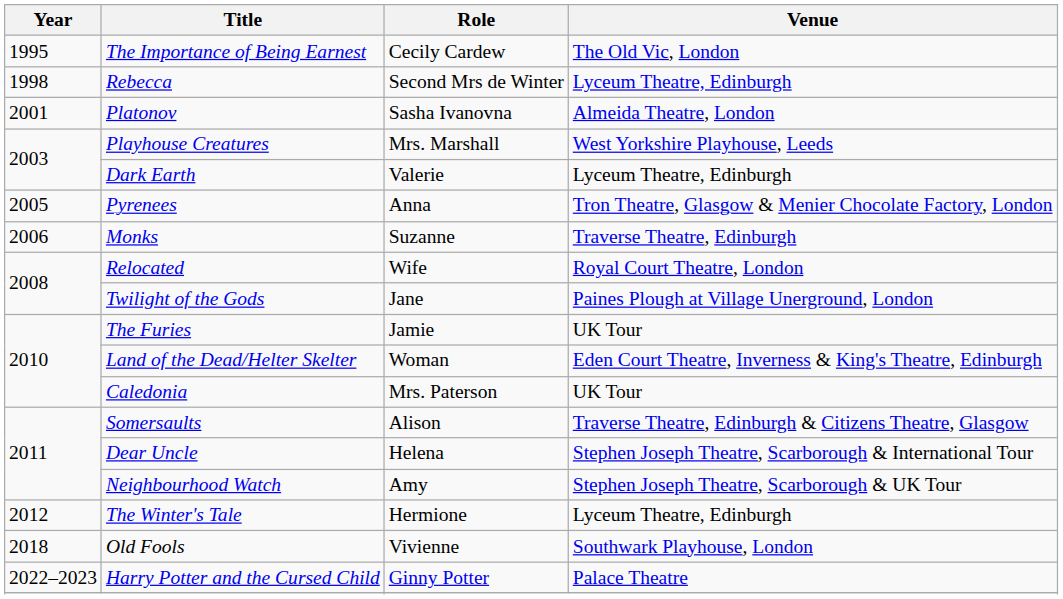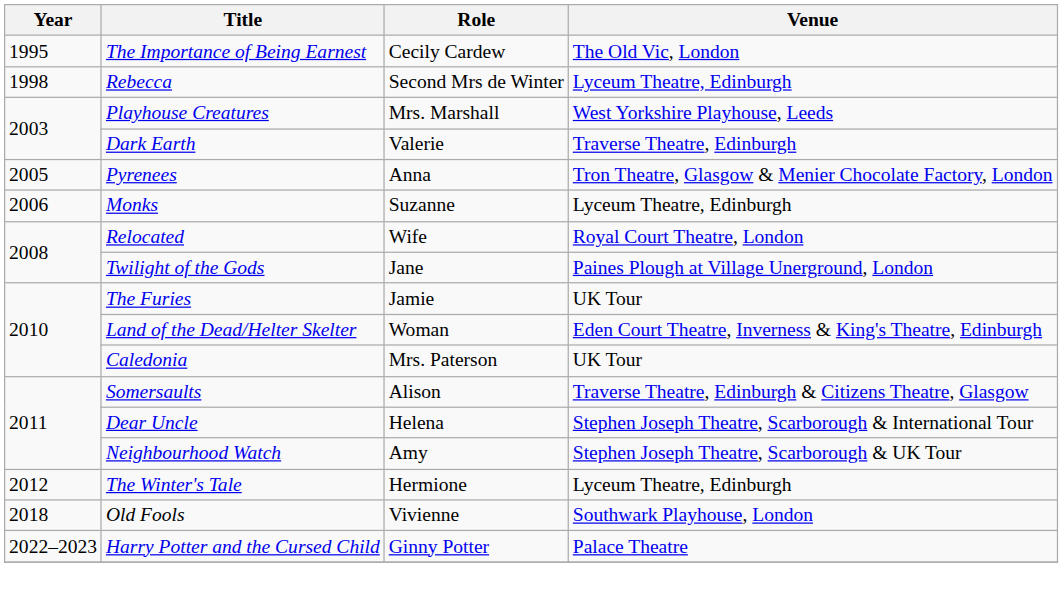- row: (141, 112)
(682, 174) Lyceum Theatre, Edinburgh -> (685, 143) Traverse Theatre, Edinburgh
(685, 236) Traverse Theatre, Edinburgh -> (682, 205) Lyceum Theatre, Edinburgh
